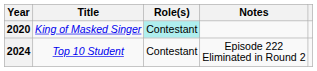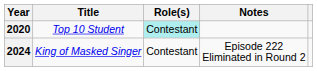(88, 29) King of Masked Singer -> (88, 29) Top 10 Student
(88, 52) Top 10 Student -> (88, 52) King of Masked Singer
